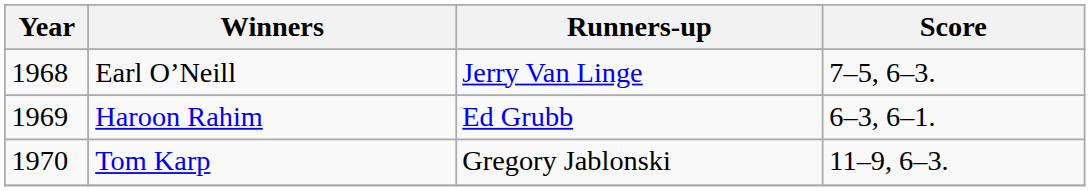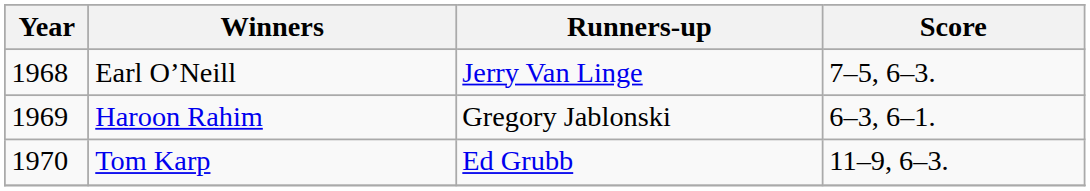(518, 116) Ed Grubb -> (567, 116) Gregory Jablonski
(567, 161) Gregory Jablonski -> (518, 161) Ed Grubb
